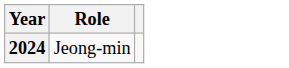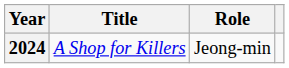+ column: (120, 18)
